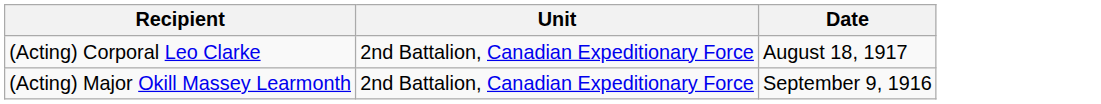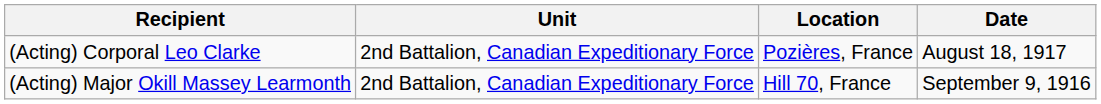+ column: (838, 20)
